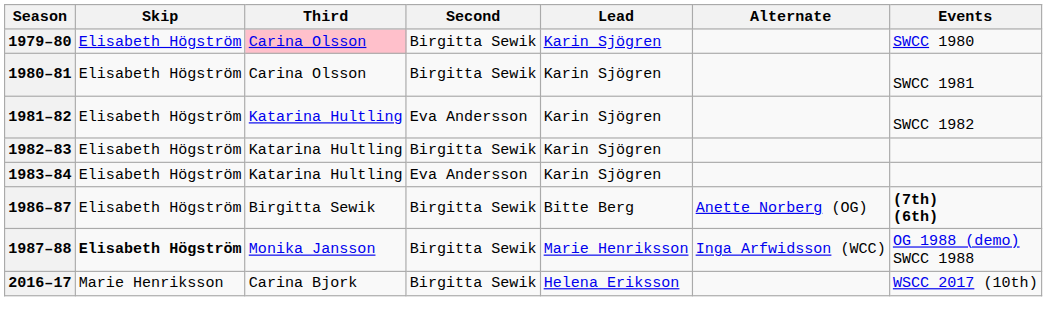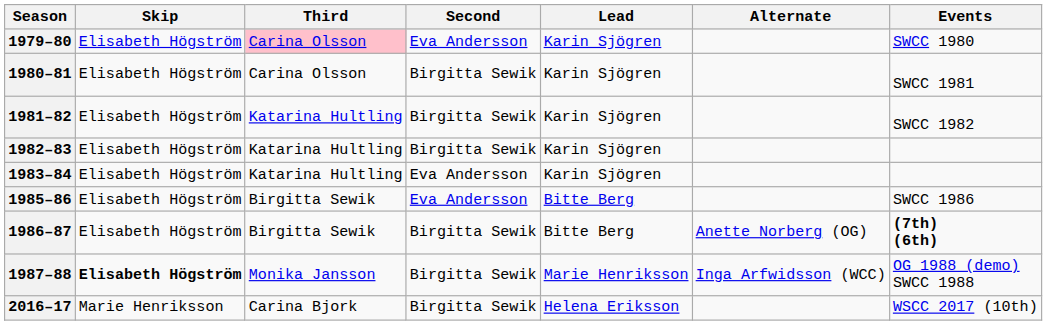(473, 41) Birgitta Sewik -> (469, 41) Eva Andersson
(469, 117) Eva Andersson -> (473, 117) Birgitta Sewik
+ row: (40, 199)
